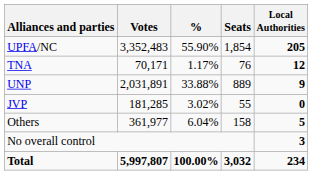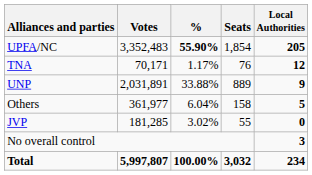(200, 46) normal -> (199, 46) bold
rows swapped: (17, 103) <-> (23, 122)
